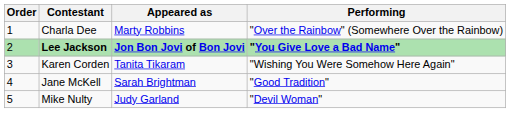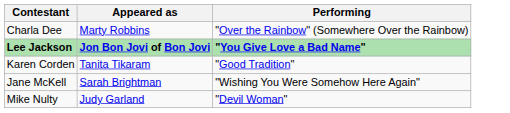- column: (22, 13)
(352, 64) "Wishing You Were Somehow Here Again" -> (255, 64) "Good Tradition"
(289, 82) "Good Tradition" -> (318, 82) "Wishing You Were Somehow Here Again"
